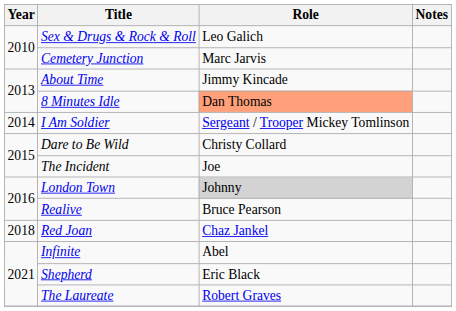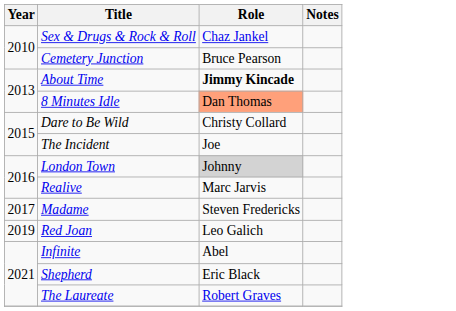(233, 36) Leo Galich -> (235, 36) Chaz Jankel
(234, 58) Marc Jarvis -> (242, 58) Bruce Pearson
(245, 79) normal -> (248, 79) bold
- row: (75, 123)
(242, 209) Bruce Pearson -> (234, 187) Marc Jarvis
+ row: (65, 209)
(21, 230) 2018 -> (21, 230) 2019
(235, 230) Chaz Jankel -> (233, 230) Leo Galich
